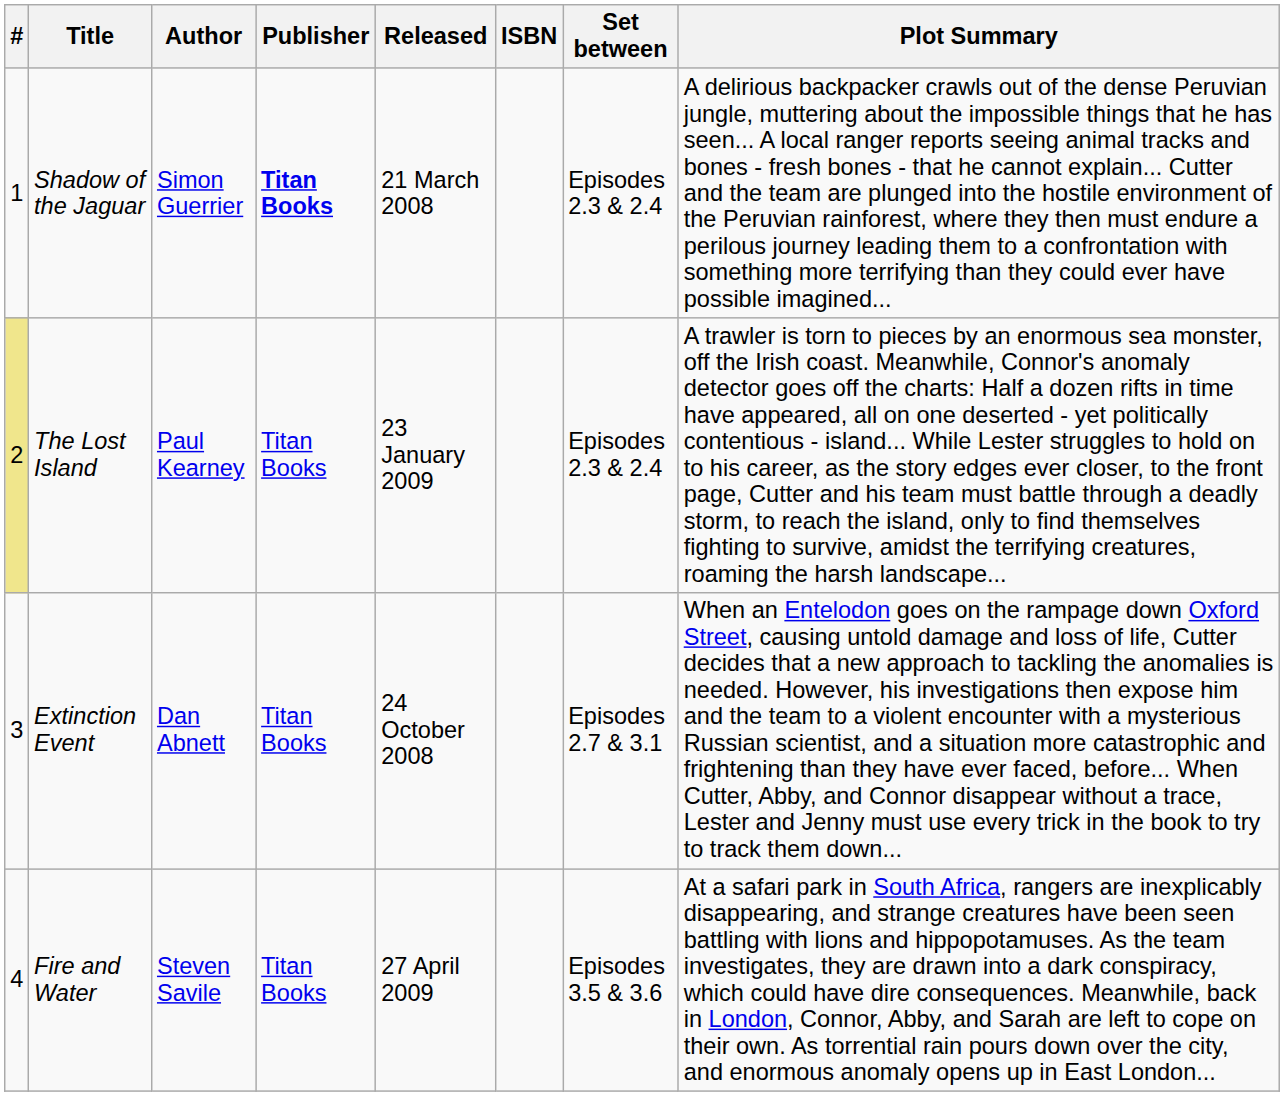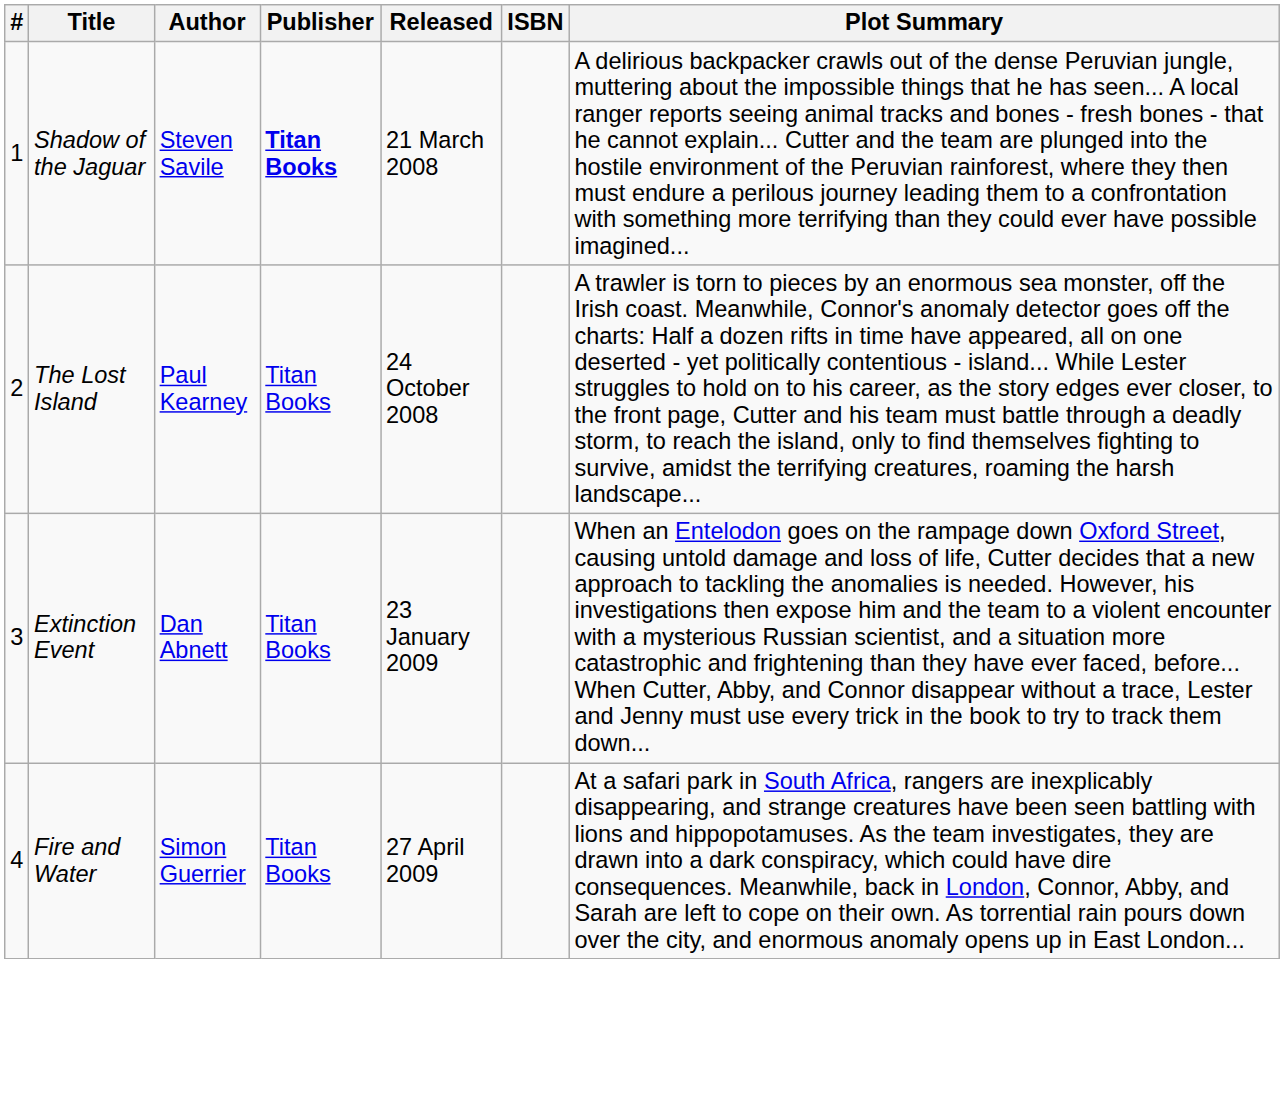- column: (620, 36)
(200, 192) Simon Guerrier -> (196, 153) Steven Savile
(17, 454) khaki background -> (17, 388) no background
(423, 454) 23 January 2009 -> (428, 388) 24 October 2008
(423, 730) 24 October 2008 -> (428, 637) 23 January 2009
(194, 979) Steven Savile -> (203, 860) Simon Guerrier
